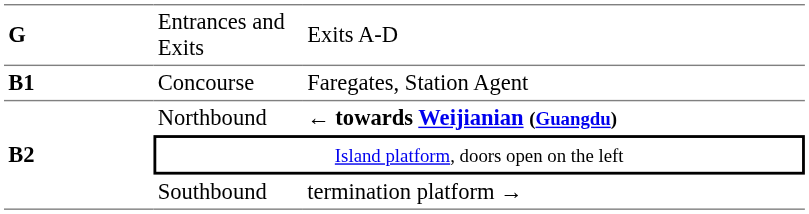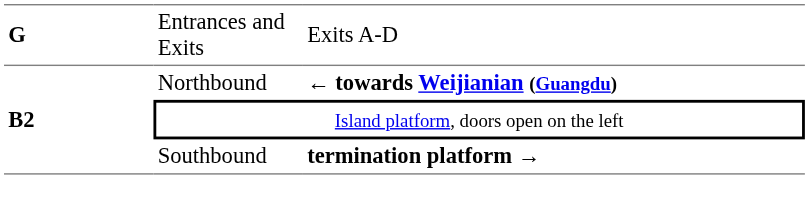- row: (206, 82)
(415, 191) normal -> (424, 156) bold
